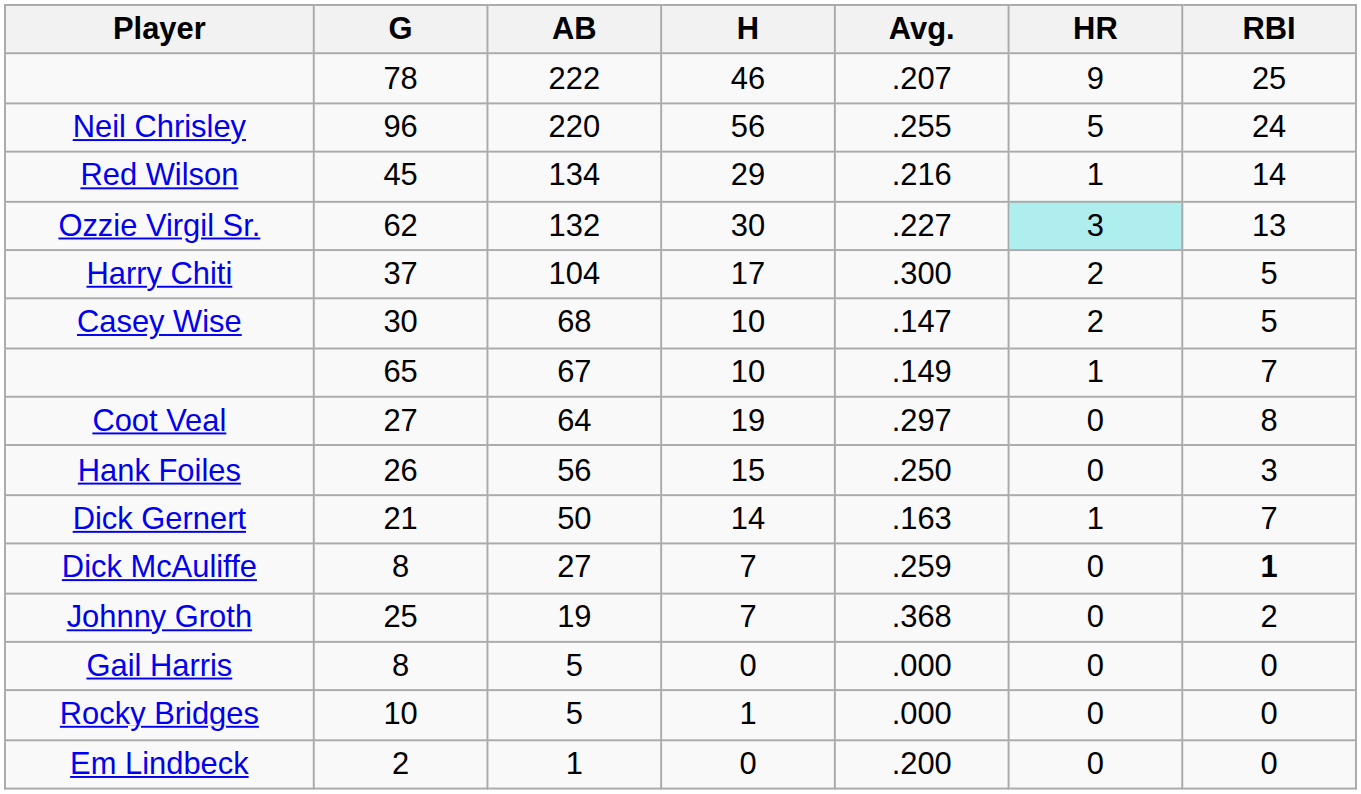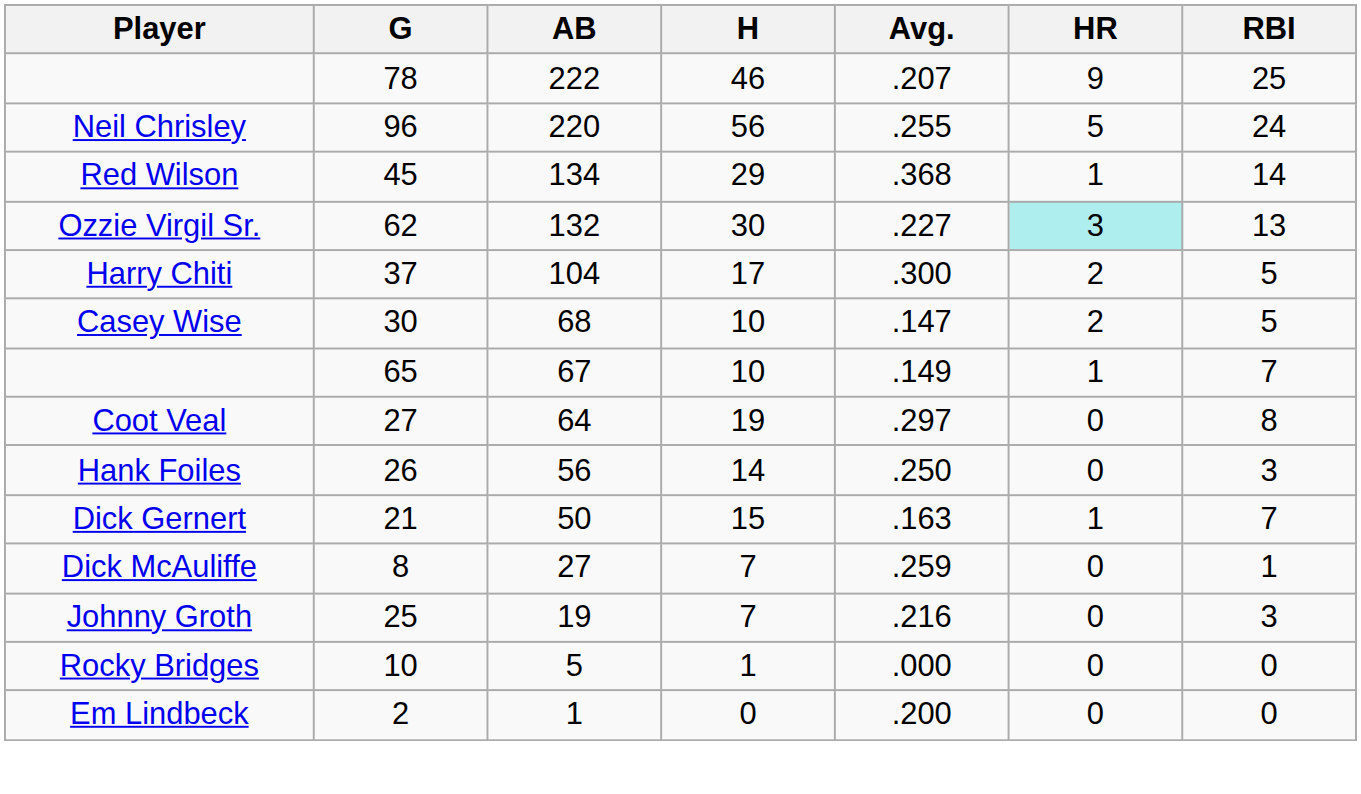(922, 175) .216 -> (922, 175) .368
(748, 469) 15 -> (748, 469) 14
(748, 518) 14 -> (748, 518) 15
(1269, 567) bold -> (1269, 567) normal
(922, 616) .368 -> (922, 616) .216
(1269, 616) 2 -> (1269, 616) 3
- row: (159, 665)
